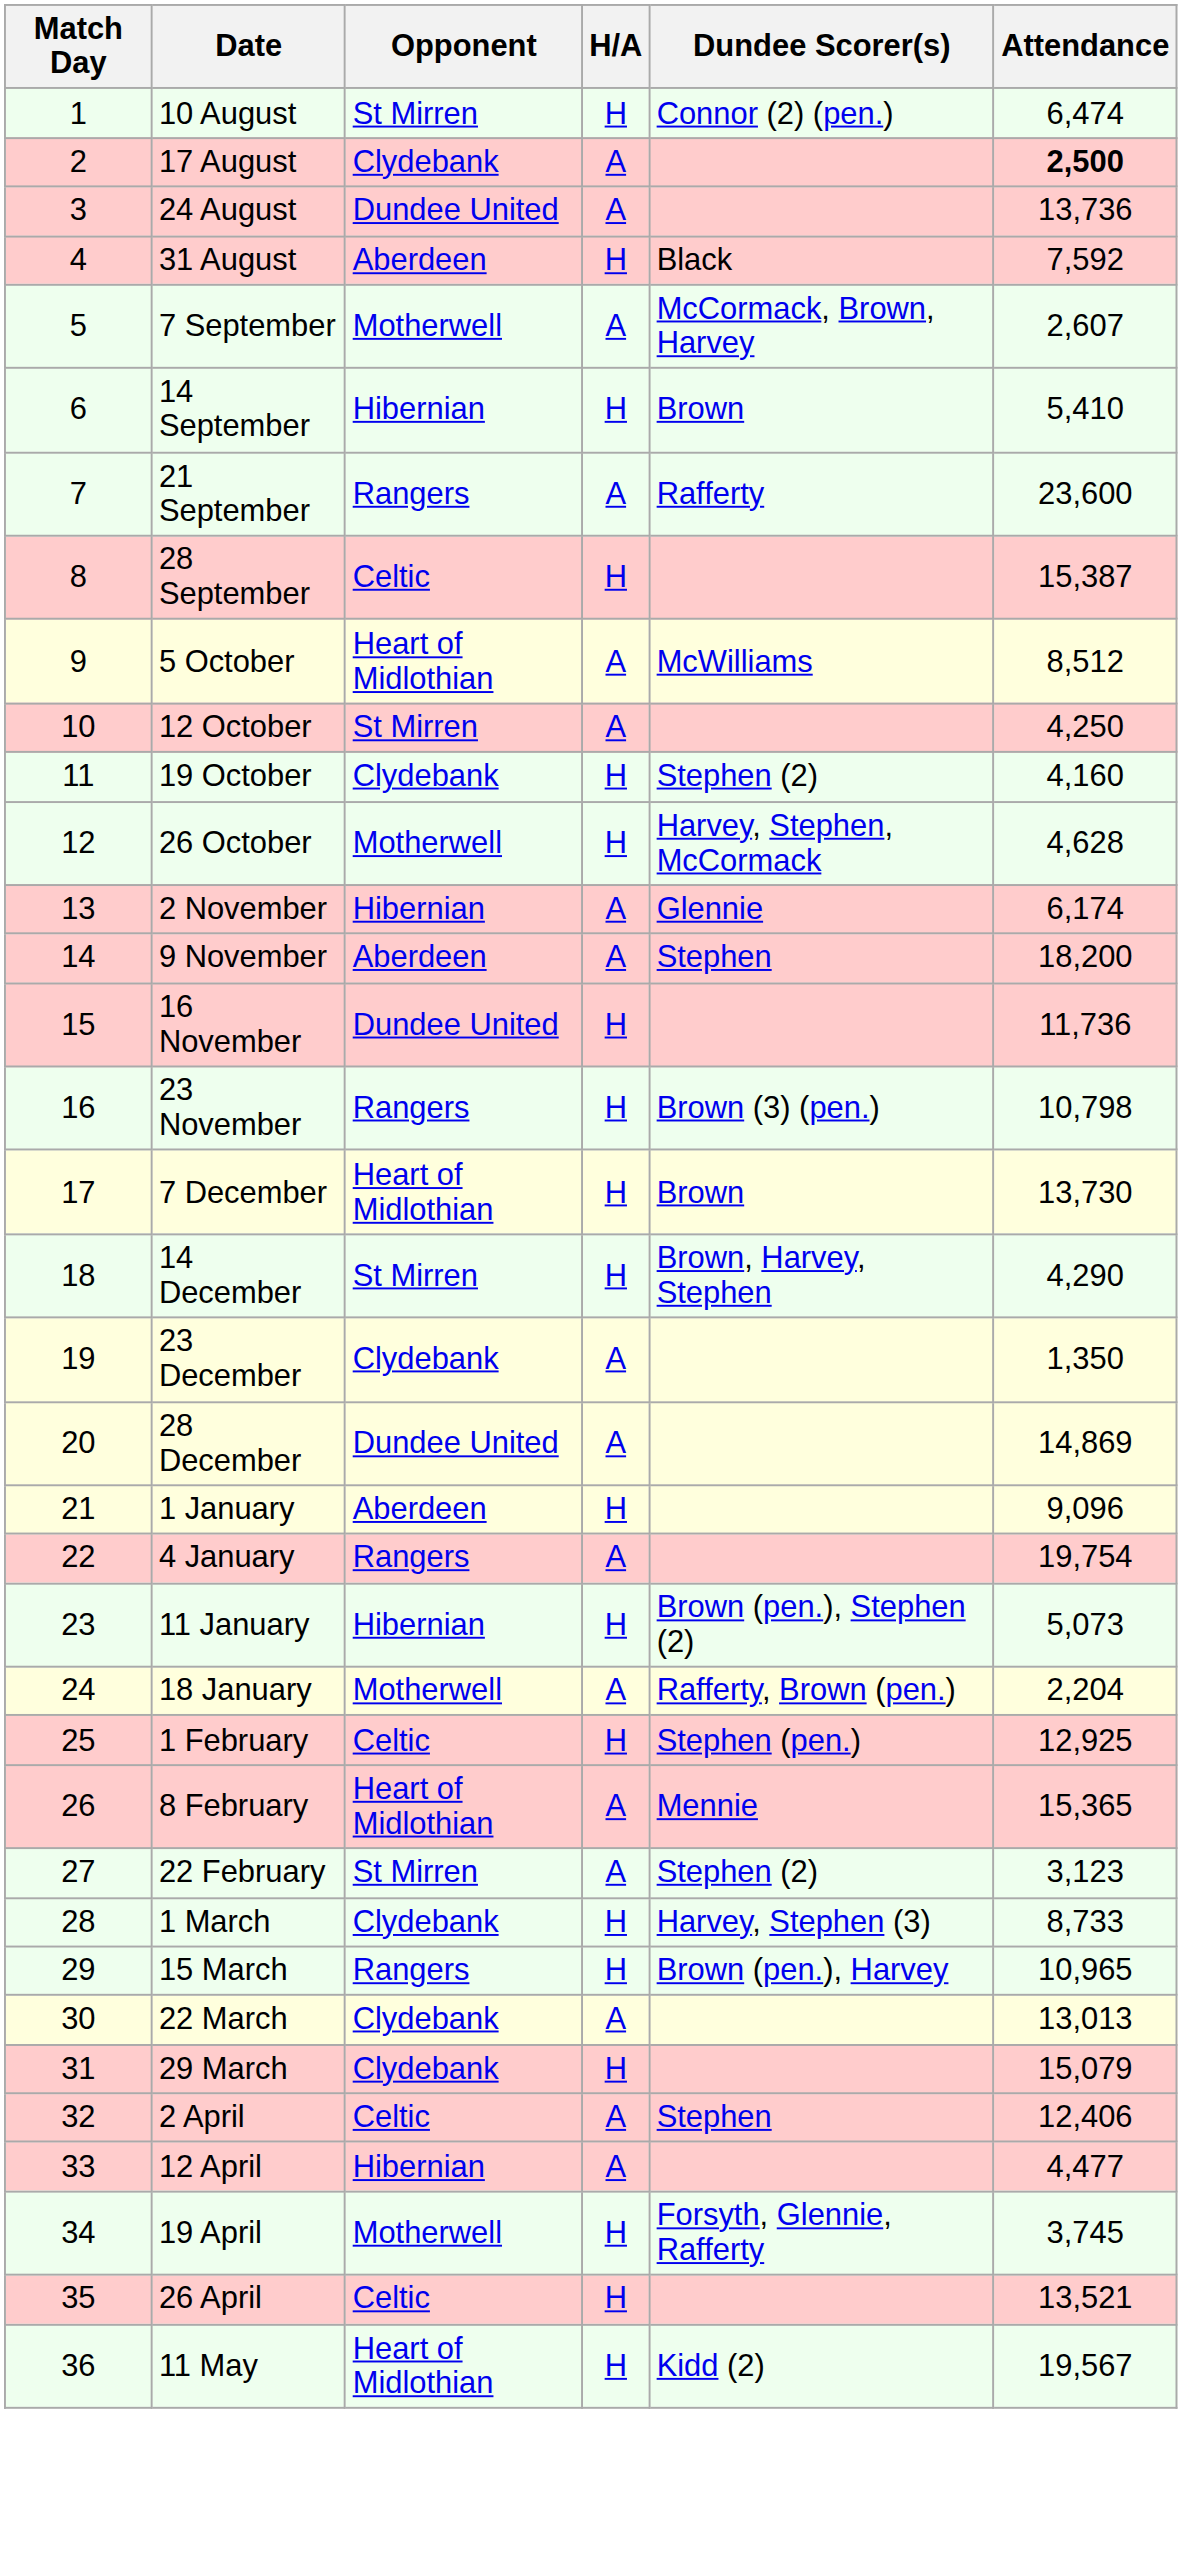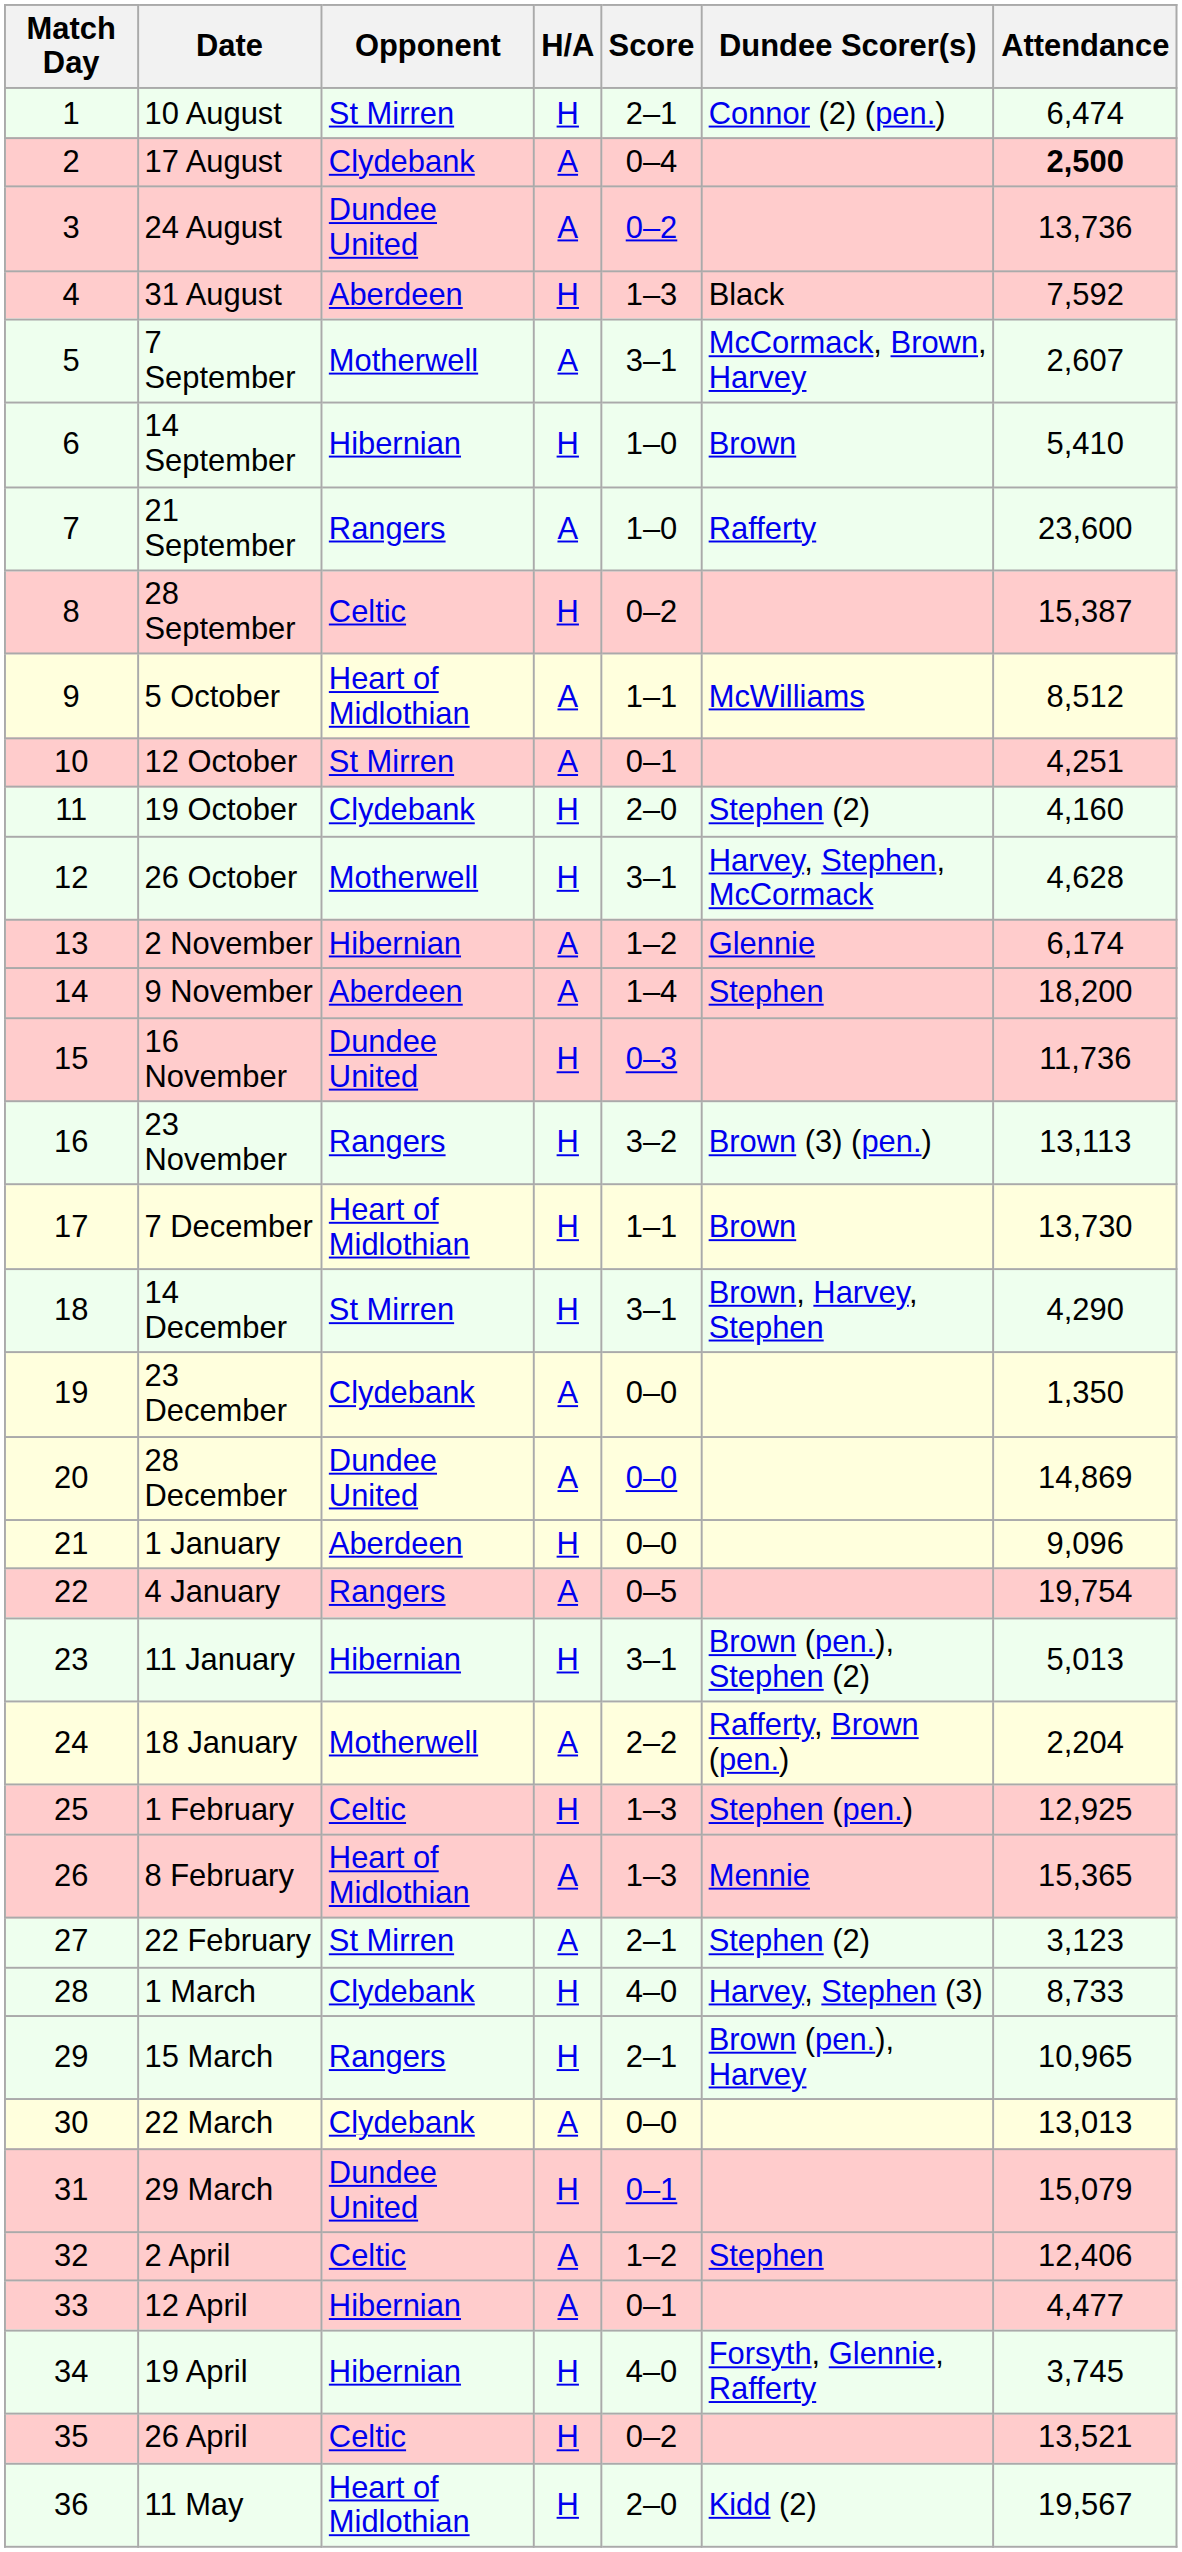+ column: (652, 46)
(1085, 727) 4,250 -> (1085, 761) 4,251
(1085, 1107) 10,798 -> (1085, 1142) 13,113
(1085, 1624) 5,073 -> (1085, 1659) 5,013
(426, 2068) Clydebank -> (383, 2189) Dundee United
(427, 2232) Motherwell -> (395, 2371) Hibernian
